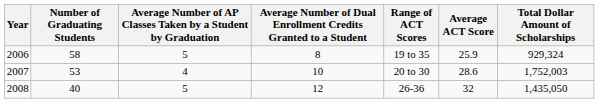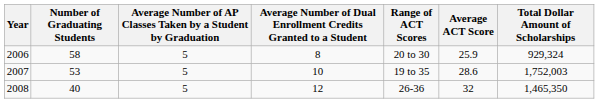(412, 54) 19 to 35 -> (412, 54) 20 to 30
(185, 72) 4 -> (185, 72) 5
(412, 72) 20 to 30 -> (412, 72) 19 to 35
(546, 89) 1,435,050 -> (546, 89) 1,465,350
